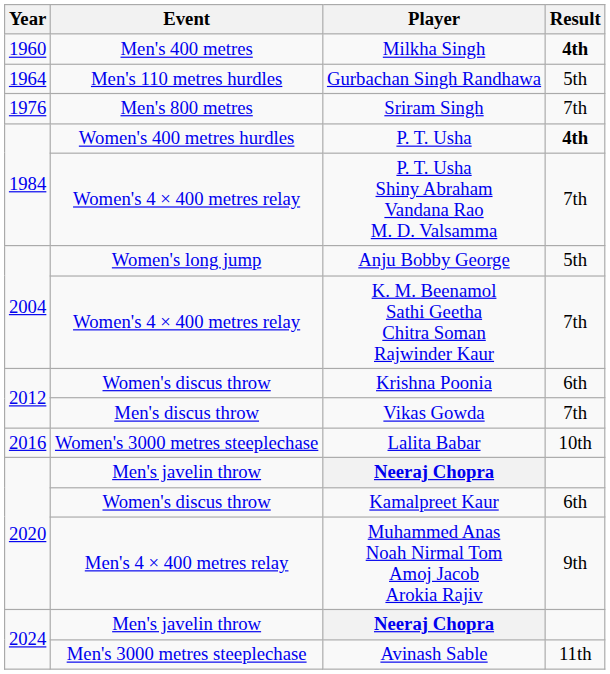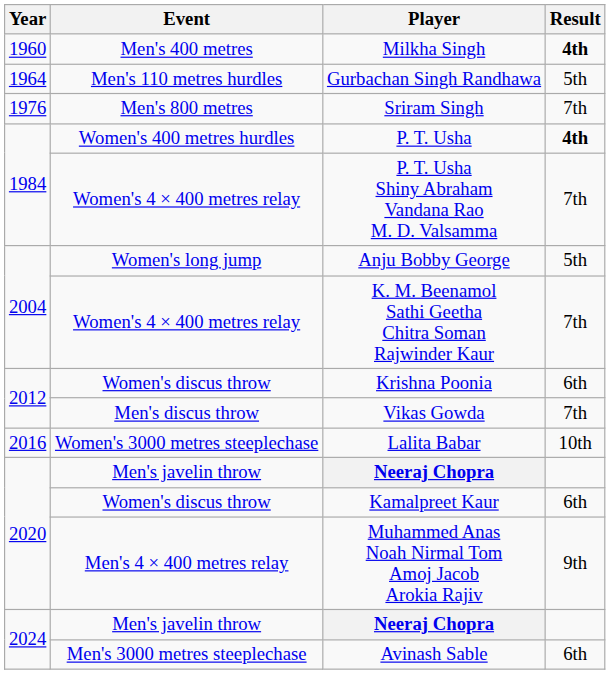(575, 654) 11th -> (575, 654) 6th
